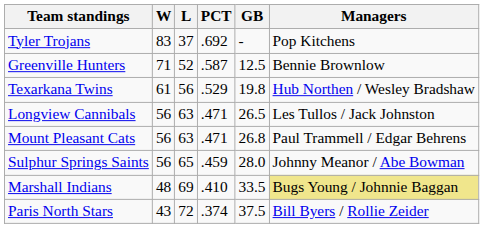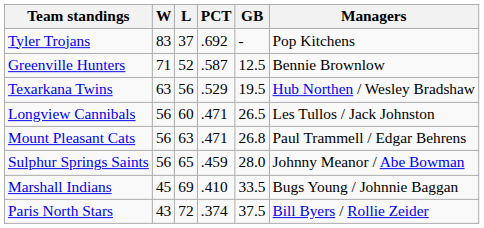(164, 89) 61 -> (164, 89) 63
(252, 89) 19.8 -> (252, 89) 19.5
(186, 114) 63 -> (186, 114) 60
(164, 187) 48 -> (164, 187) 45
(365, 187) khaki background -> (365, 187) no background
